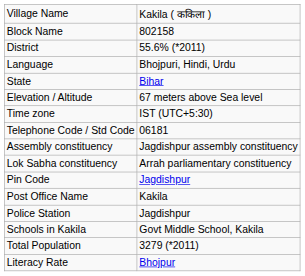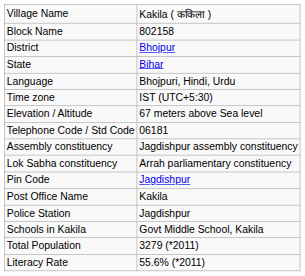(172, 48) 55.6% (*2011) -> (157, 48) Bhojpur
rows swapped: (19, 81) <-> (30, 64)
rows swapped: (31, 114) <-> (50, 97)
(157, 262) Bhojpur -> (172, 262) 55.6% (*2011)
